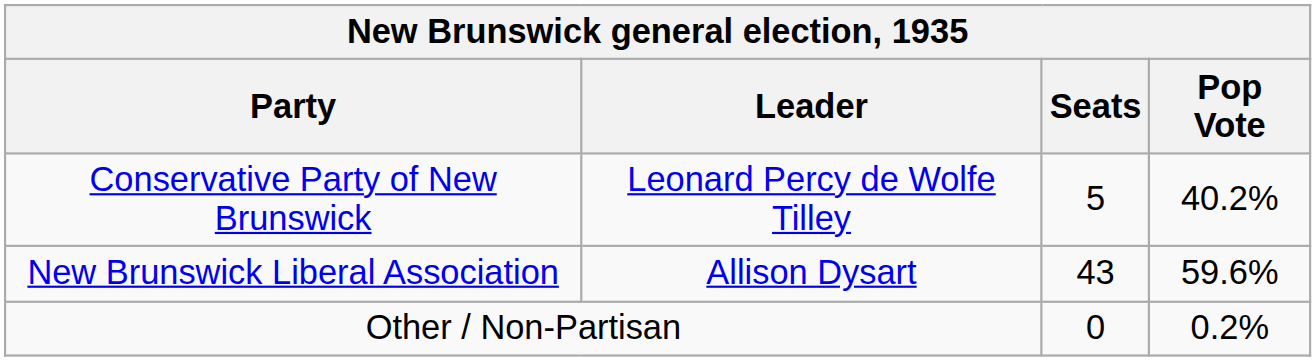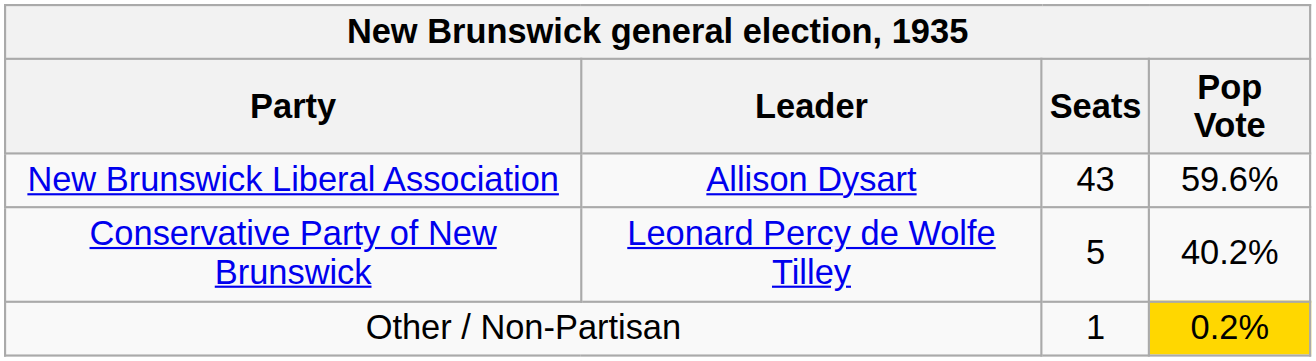rows swapped: (293, 272) <-> (293, 198)
(1096, 327) 0 -> (1096, 327) 1
(1230, 327) no background -> (1230, 327) gold background
